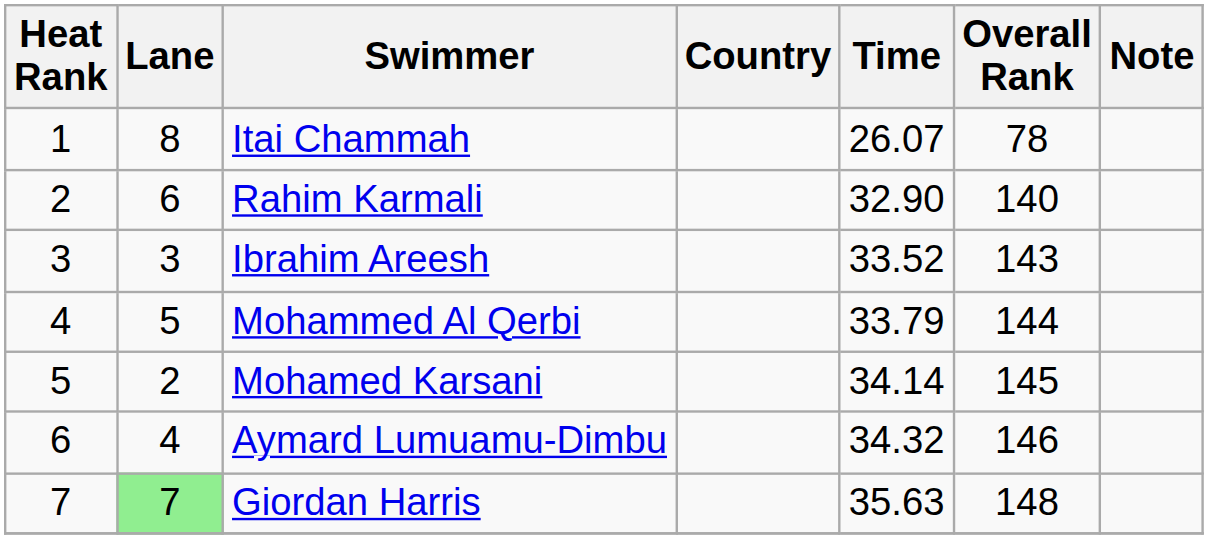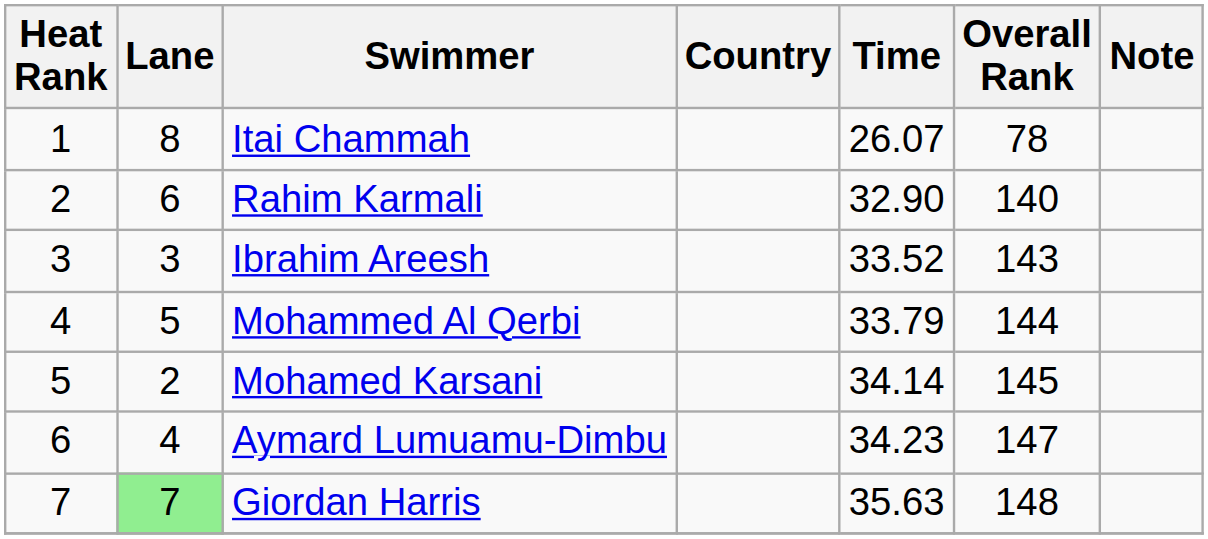(897, 441) 34.32 -> (897, 441) 34.23
(1027, 441) 146 -> (1027, 441) 147
